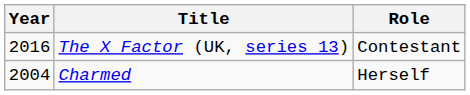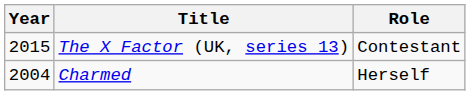(30, 47) 2016 -> (30, 47) 2015
